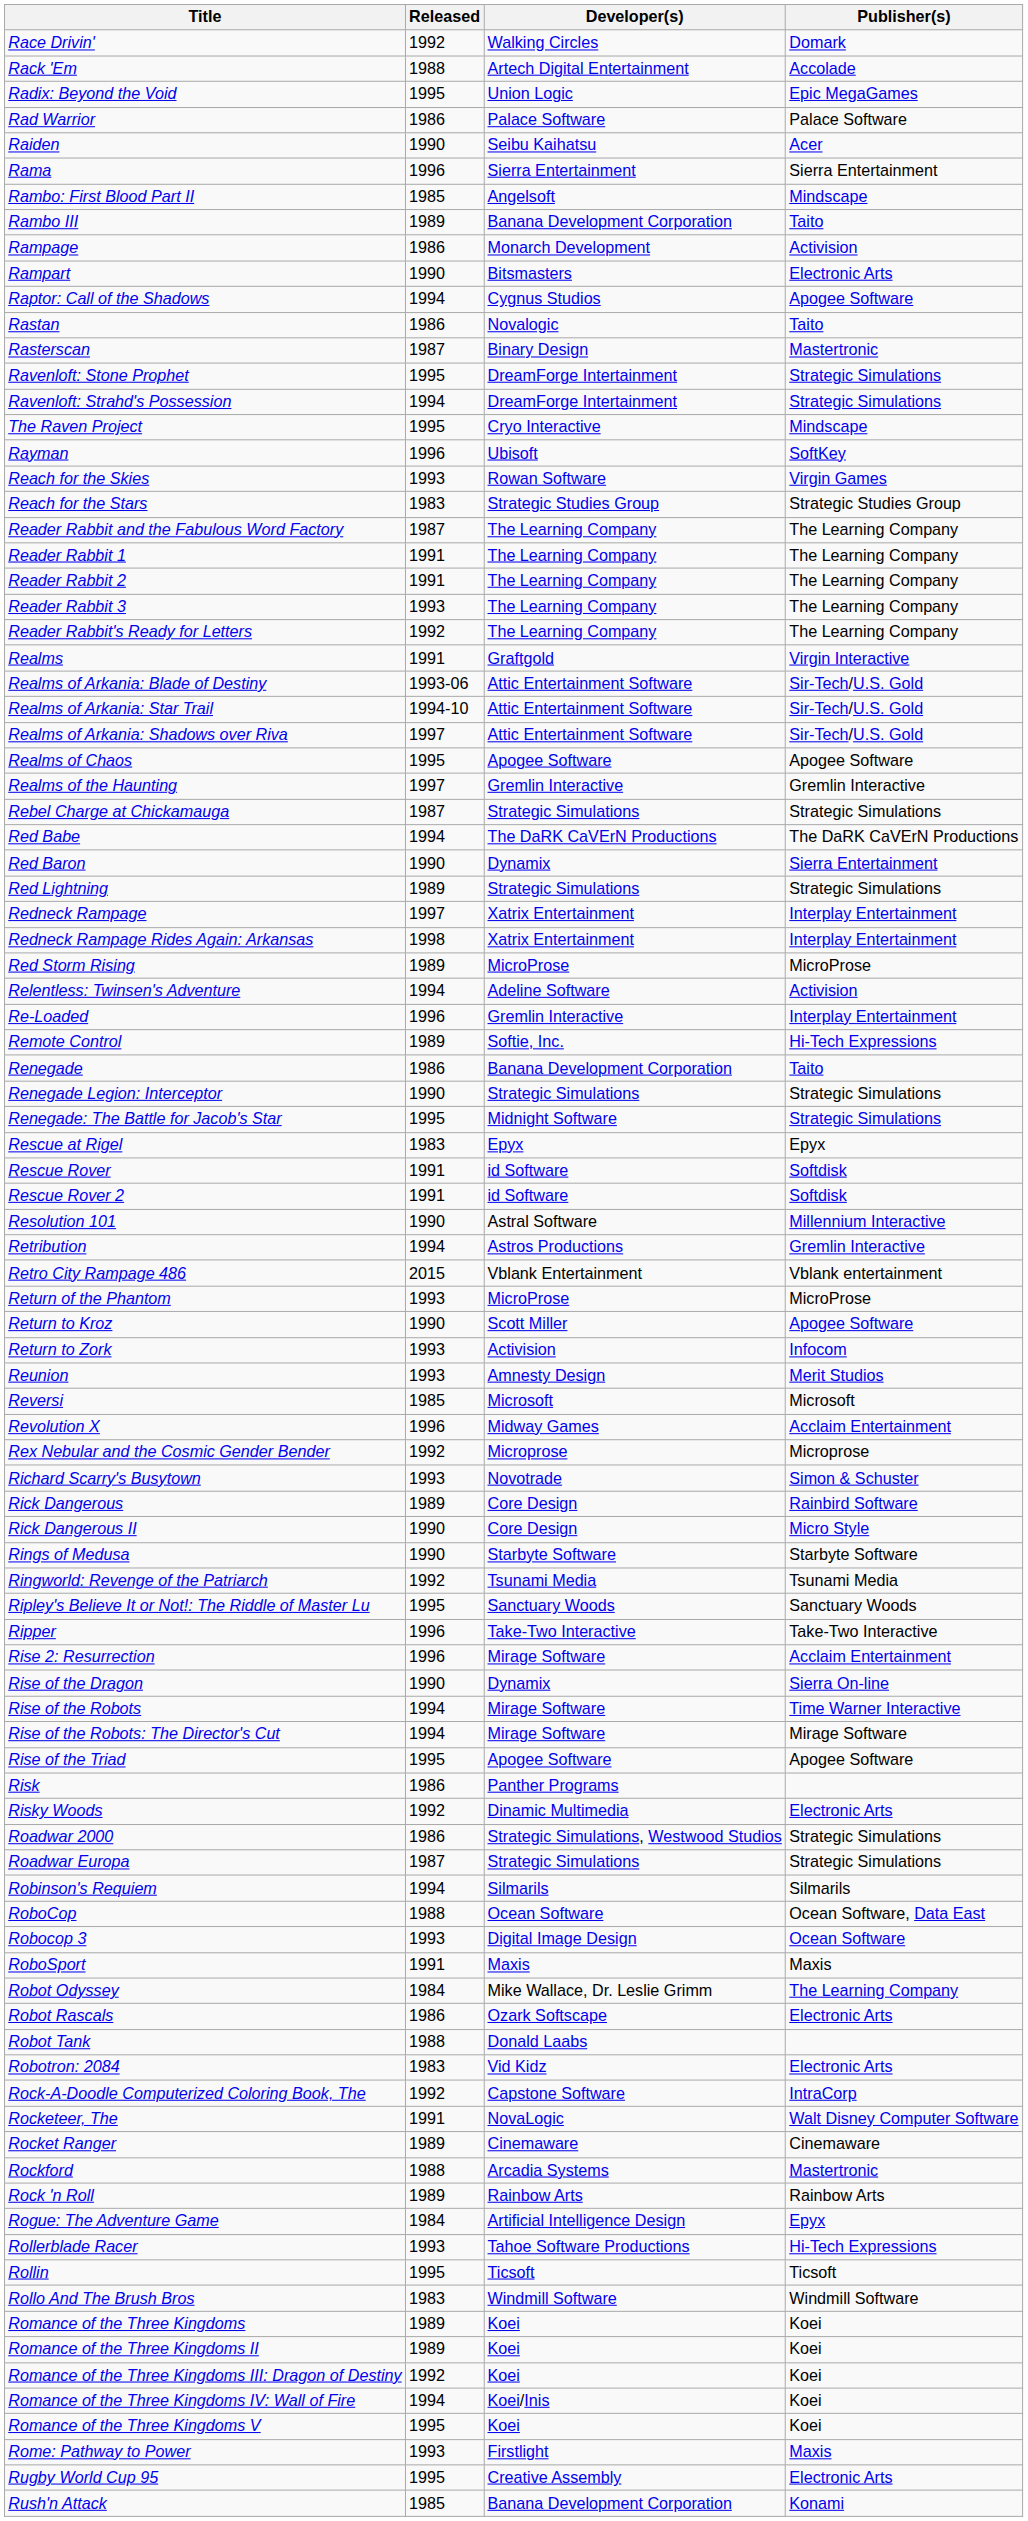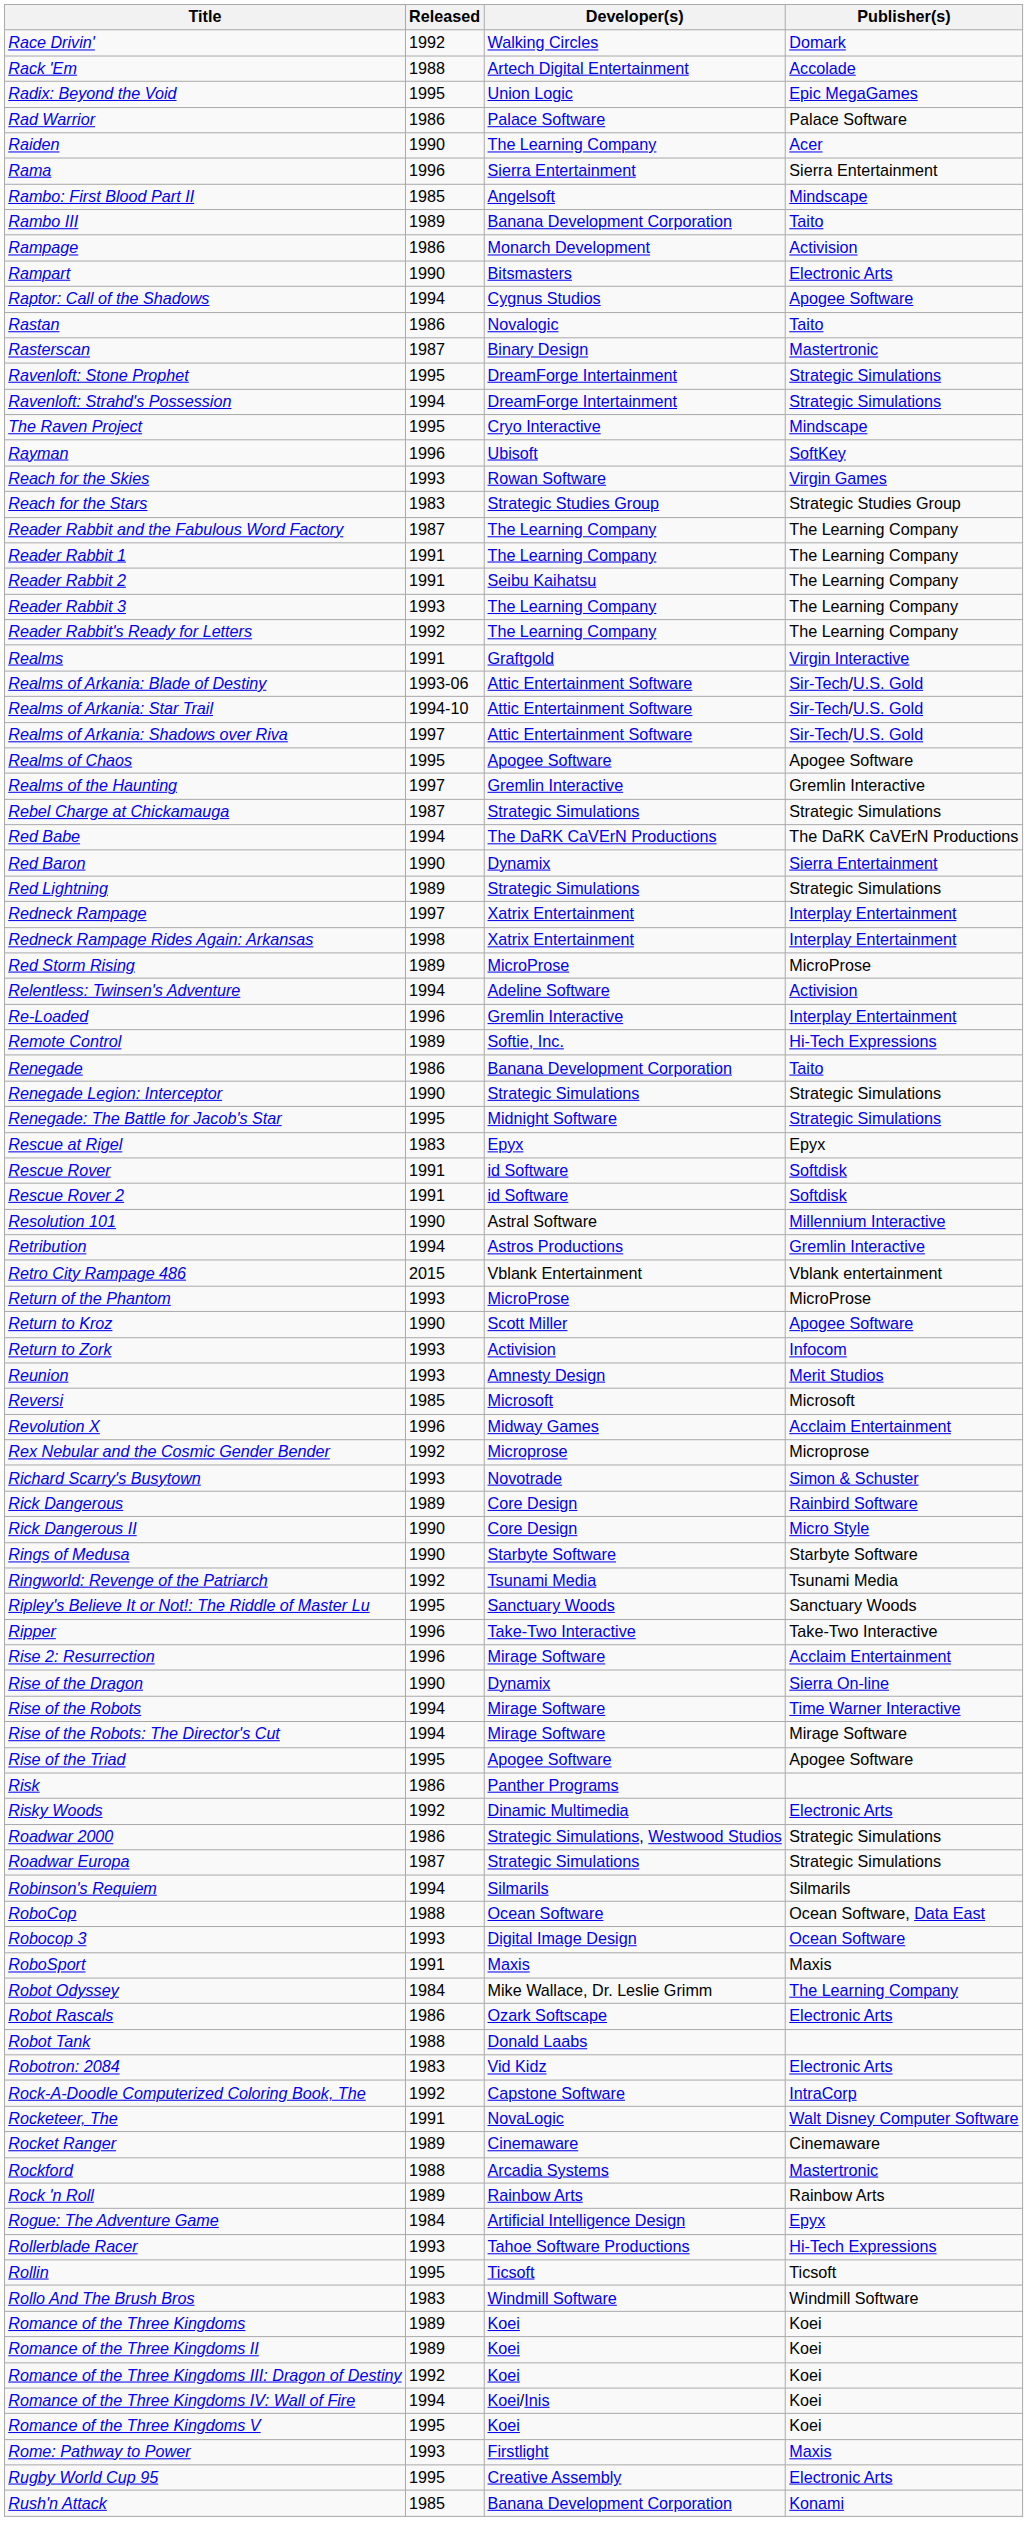(542, 145) Seibu Kaihatsu -> (572, 145) The Learning Company
(572, 581) The Learning Company -> (542, 581) Seibu Kaihatsu
